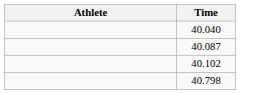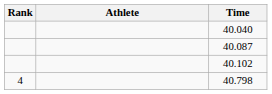+ column: (20, 13)
